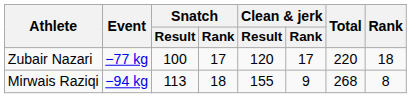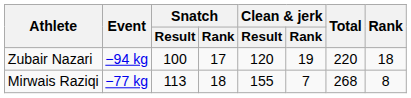(127, 59) −77 kg -> (127, 59) −94 kg
(306, 59) 17 -> (306, 59) 19
(127, 82) −94 kg -> (127, 82) −77 kg
(306, 82) 9 -> (306, 82) 7
